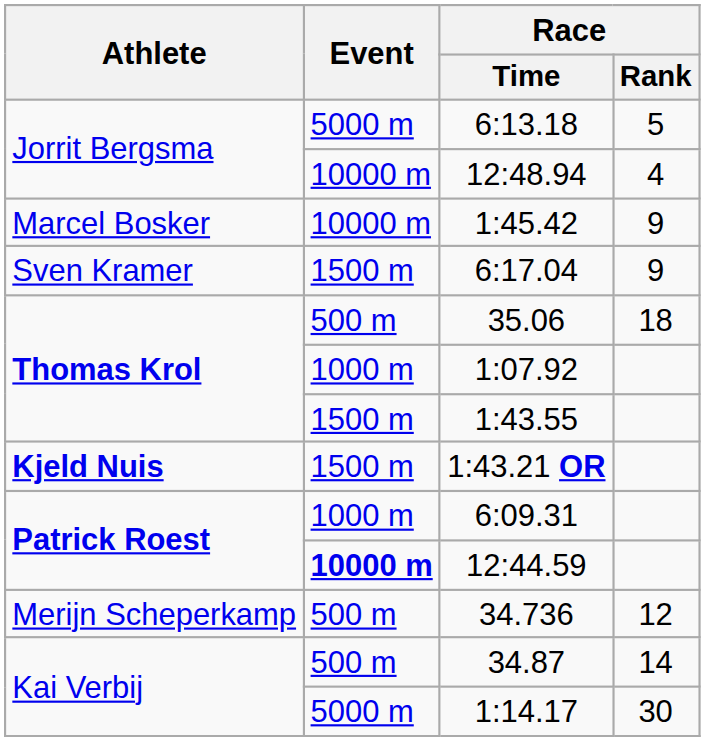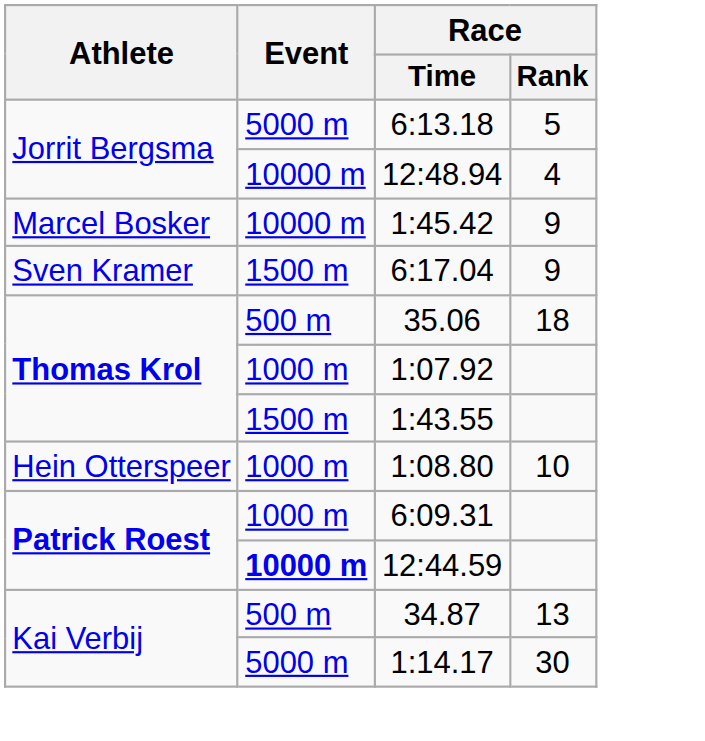- row: (526, 467)
+ row: (442, 467)
- row: (526, 614)
(656, 663) 14 -> (552, 614) 13
